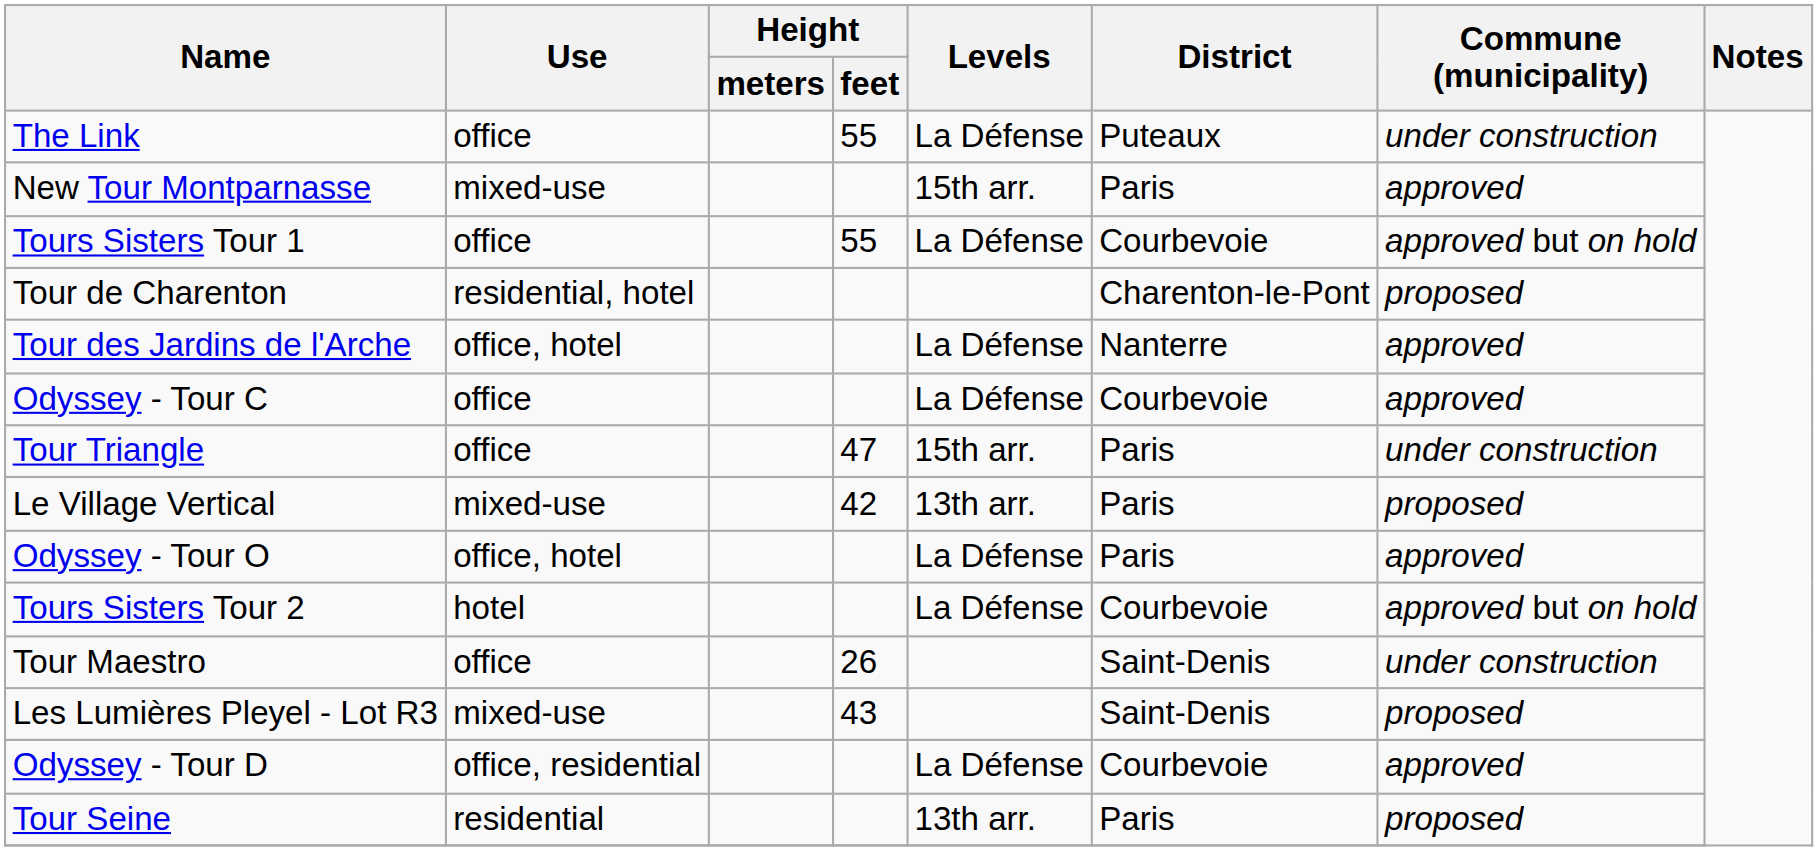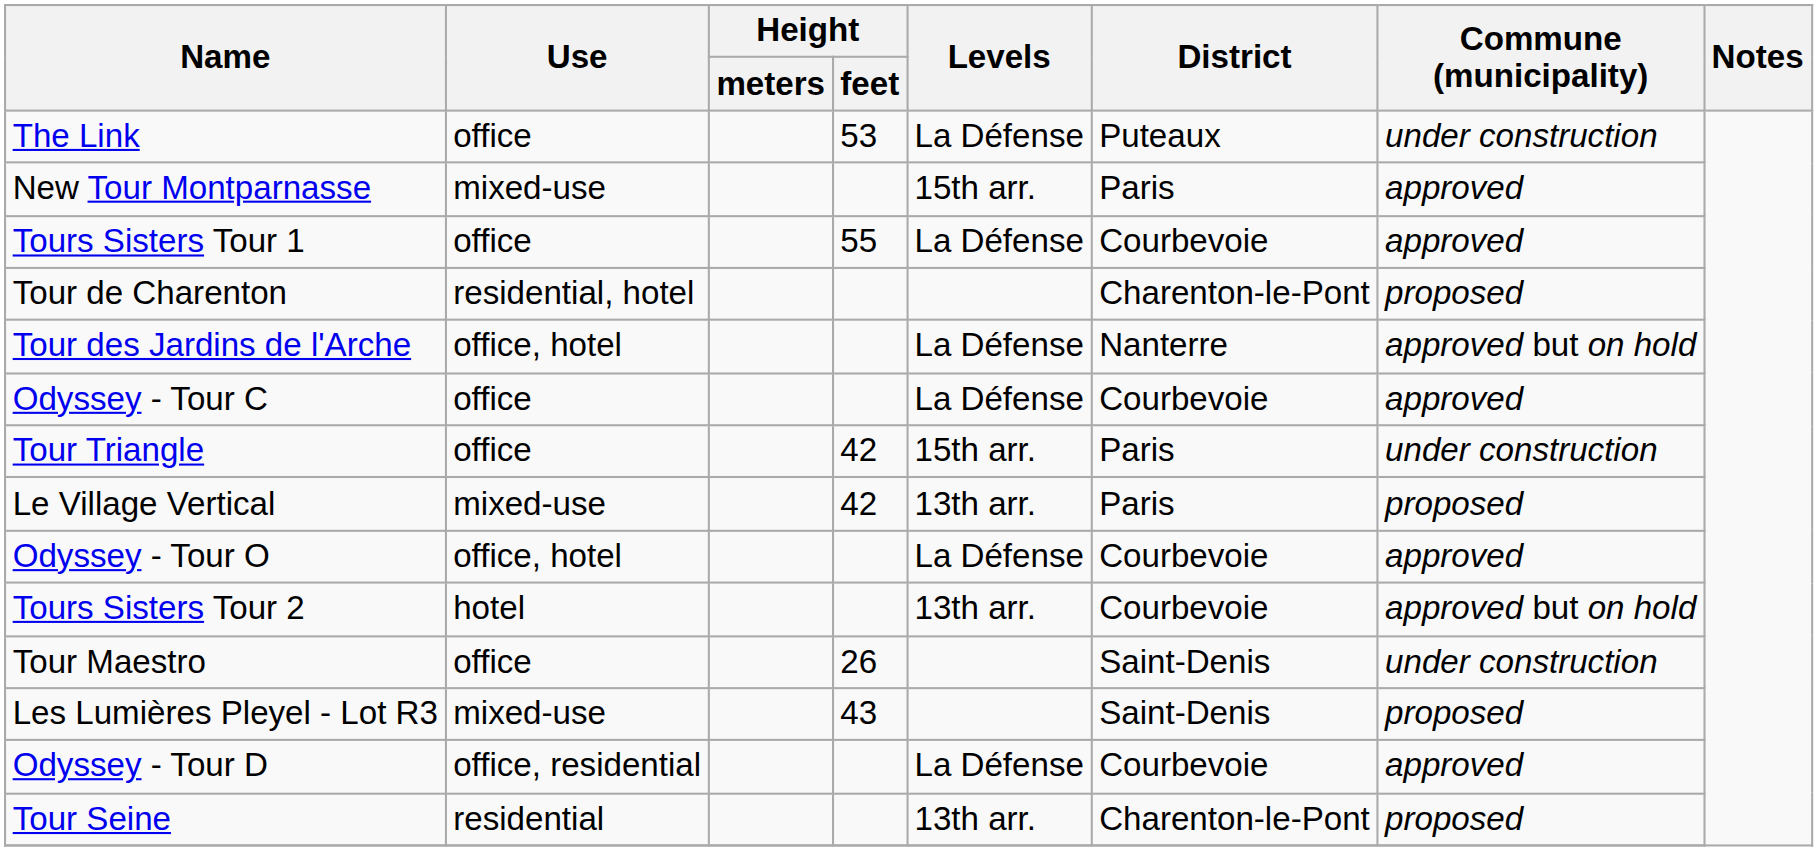(859, 135) 55 -> (859, 135) 53
(1541, 240) approved but on hold -> (1454, 240) approved
(1454, 345) approved -> (1541, 345) approved but on hold
(859, 450) 47 -> (859, 450) 42
(1137, 556) Paris -> (1184, 556) Courbevoie
(999, 608) La Défense -> (975, 608) 13th arr.
(1137, 818) Paris -> (1234, 818) Charenton-le-Pont
